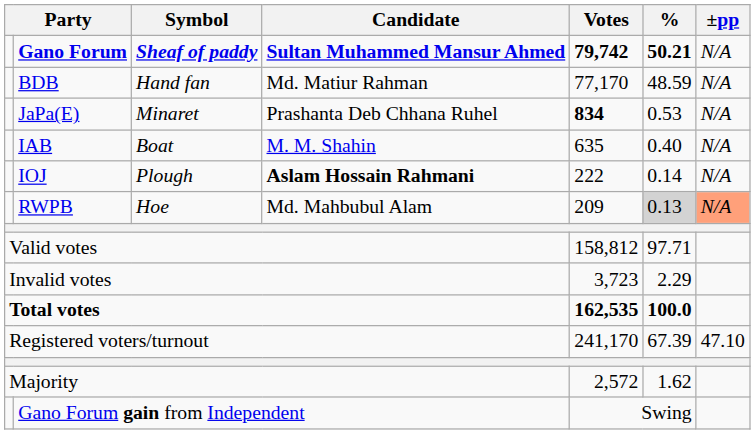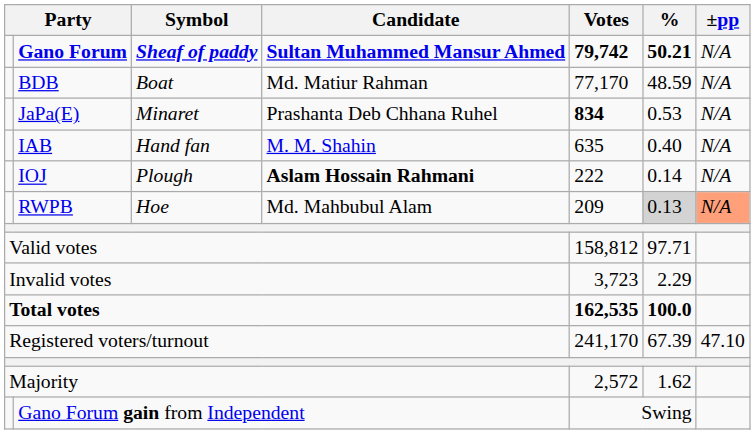(173, 82) Hand fan -> (155, 82) Boat
(155, 144) Boat -> (173, 144) Hand fan
